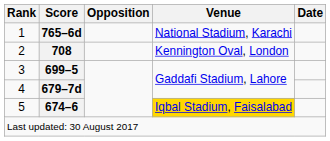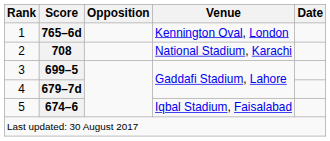(224, 32) National Stadium, Karachi -> (222, 32) Kennington Oval, London
(222, 51) Kennington Oval, London -> (224, 51) National Stadium, Karachi
(224, 107) gold background -> (224, 107) no background
